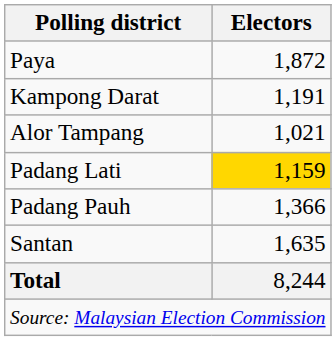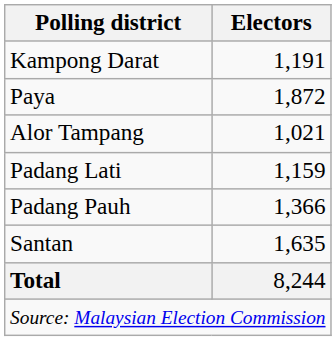rows swapped: (84, 96) <-> (33, 59)
(299, 170) gold background -> (299, 170) no background
